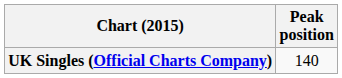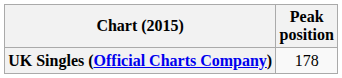(307, 60) 140 -> (307, 60) 178
